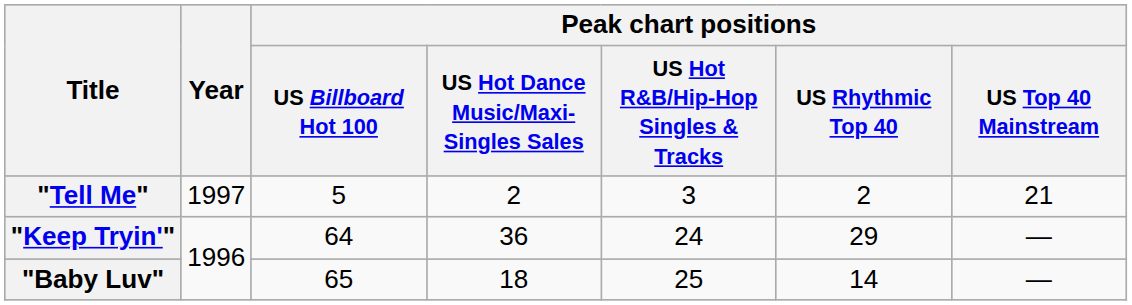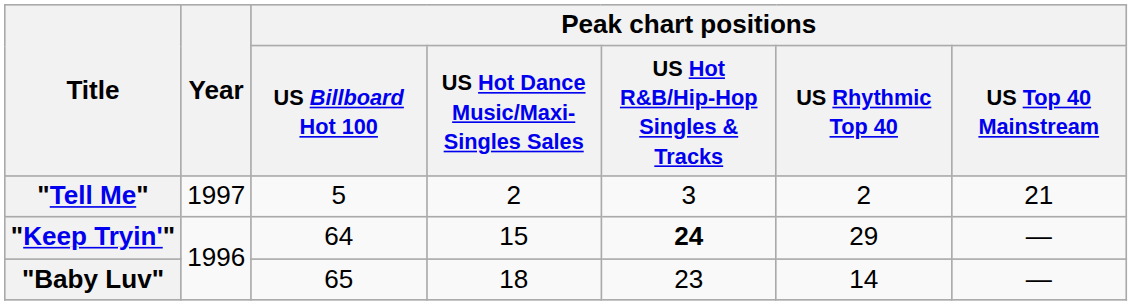(514, 237) 36 -> (514, 237) 15
(689, 237) normal -> (689, 237) bold
(689, 278) 25 -> (689, 278) 23
